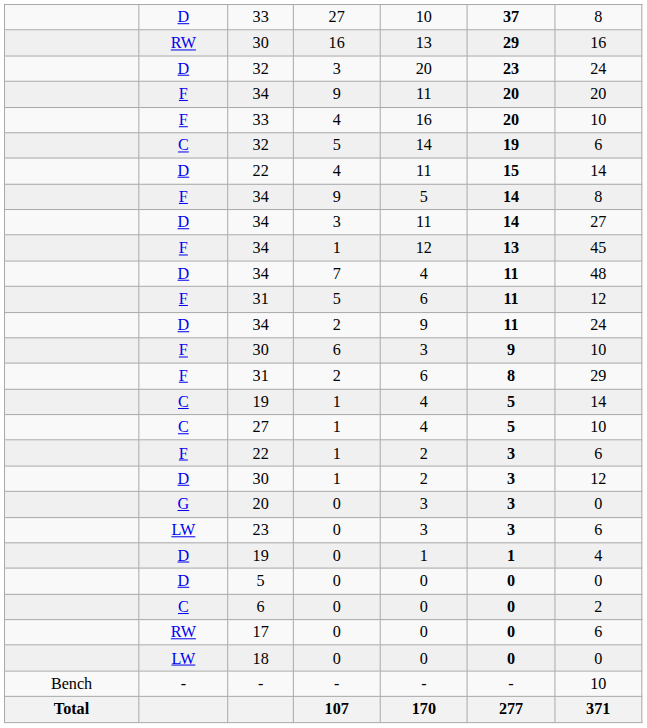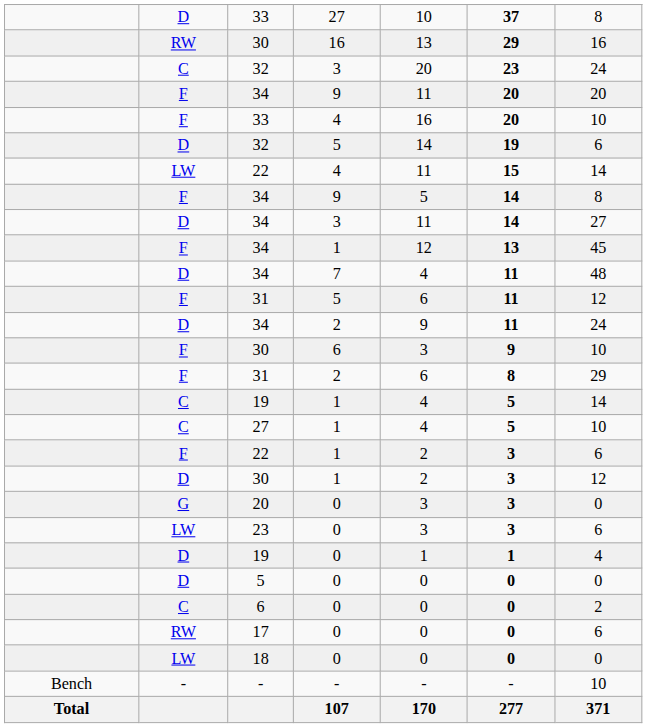(183, 68) D -> (183, 68) C
(183, 145) C -> (183, 145) D
(183, 171) D -> (183, 171) LW
